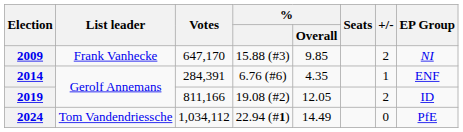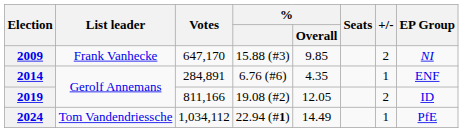(204, 76) 284,391 -> (204, 76) 284,891
(386, 117) 0 -> (386, 117) 1
